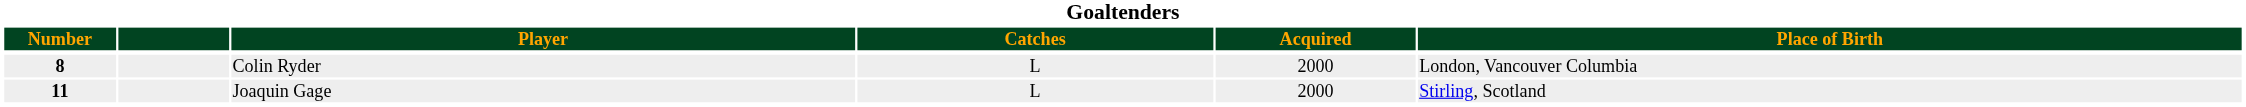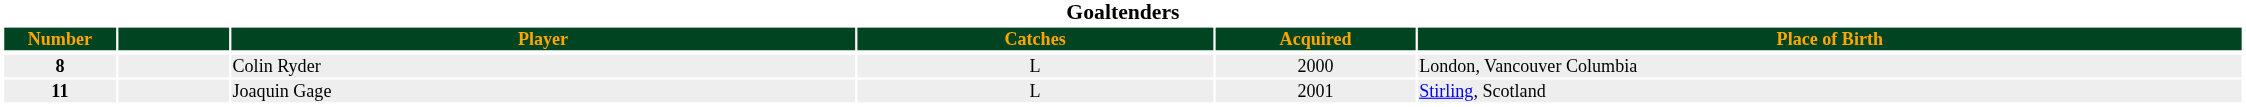(1316, 90) 2000 -> (1316, 90) 2001
